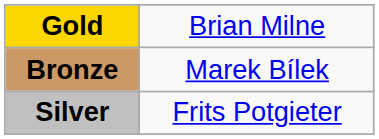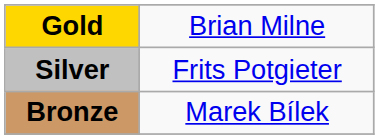rows swapped: (72, 112) <-> (72, 69)
